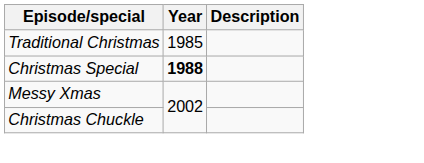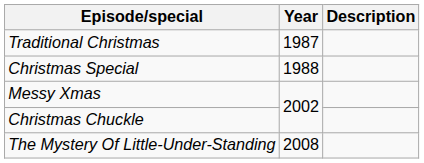(185, 42) 1985 -> (301, 42) 1987
(185, 68) bold -> (301, 68) normal
+ row: (142, 145)
